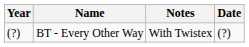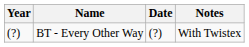columns swapped: (229, 13) <-> (180, 13)
